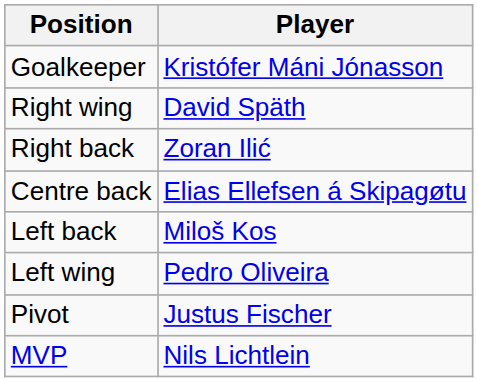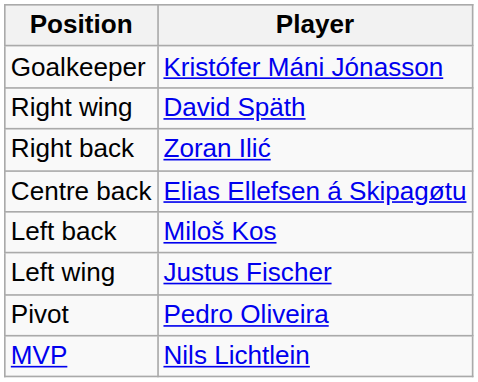(246, 273) Pedro Oliveira -> (248, 273) Justus Fischer
(248, 314) Justus Fischer -> (246, 314) Pedro Oliveira
